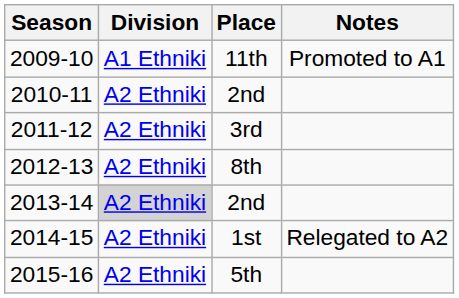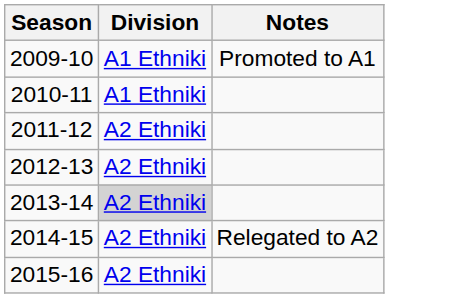- column: (246, 22)
(155, 94) A2 Ethniki -> (155, 94) A1 Ethniki
